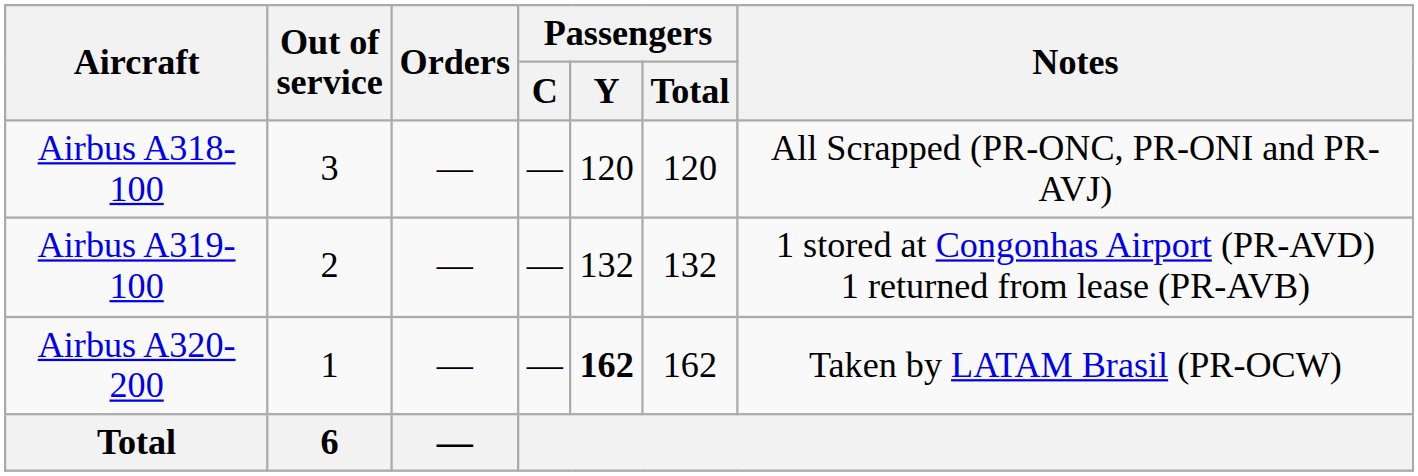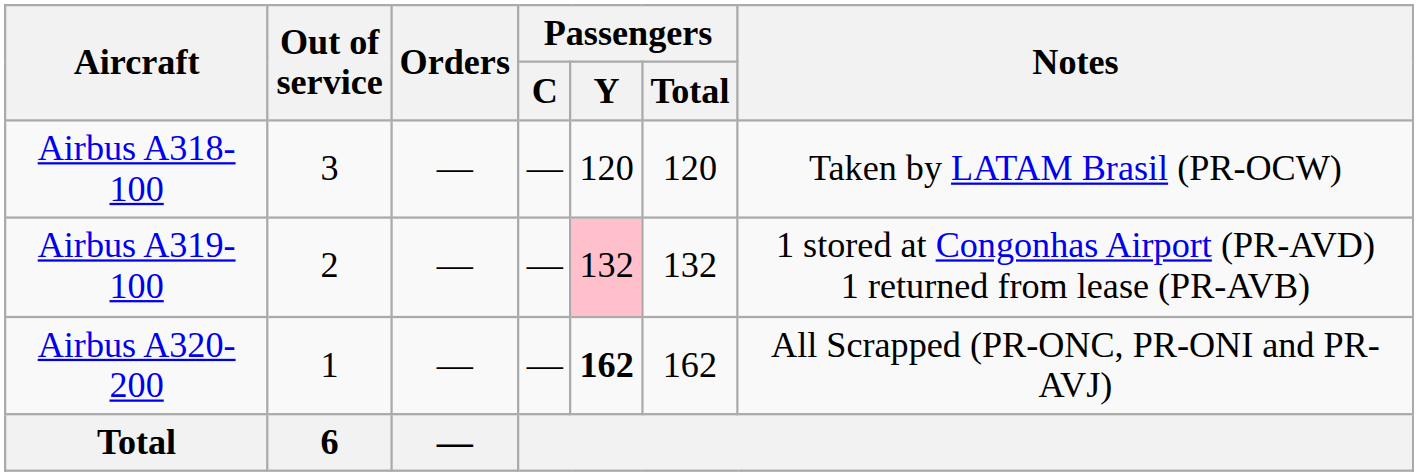(1075, 168) All Scrapped (PR-ONC, PR-ONI and PR-AVJ) -> (1075, 168) Taken by LATAM Brasil (PR-OCW)
(607, 266) no background -> (607, 266) pink background
(1075, 364) Taken by LATAM Brasil (PR-OCW) -> (1075, 364) All Scrapped (PR-ONC, PR-ONI and PR-AVJ)
